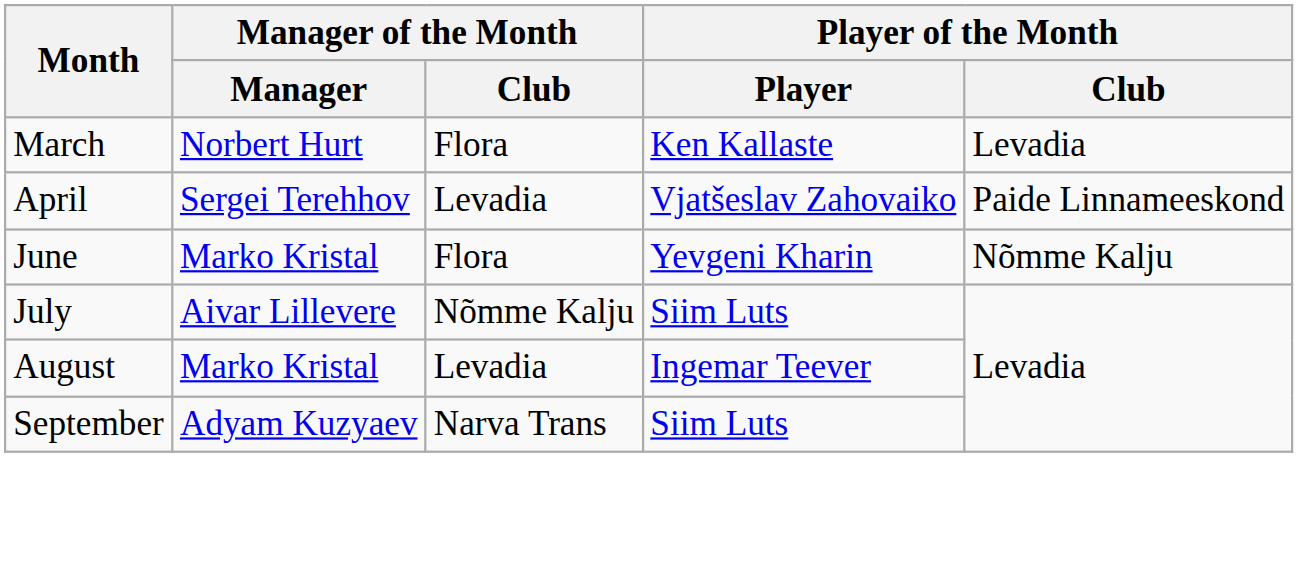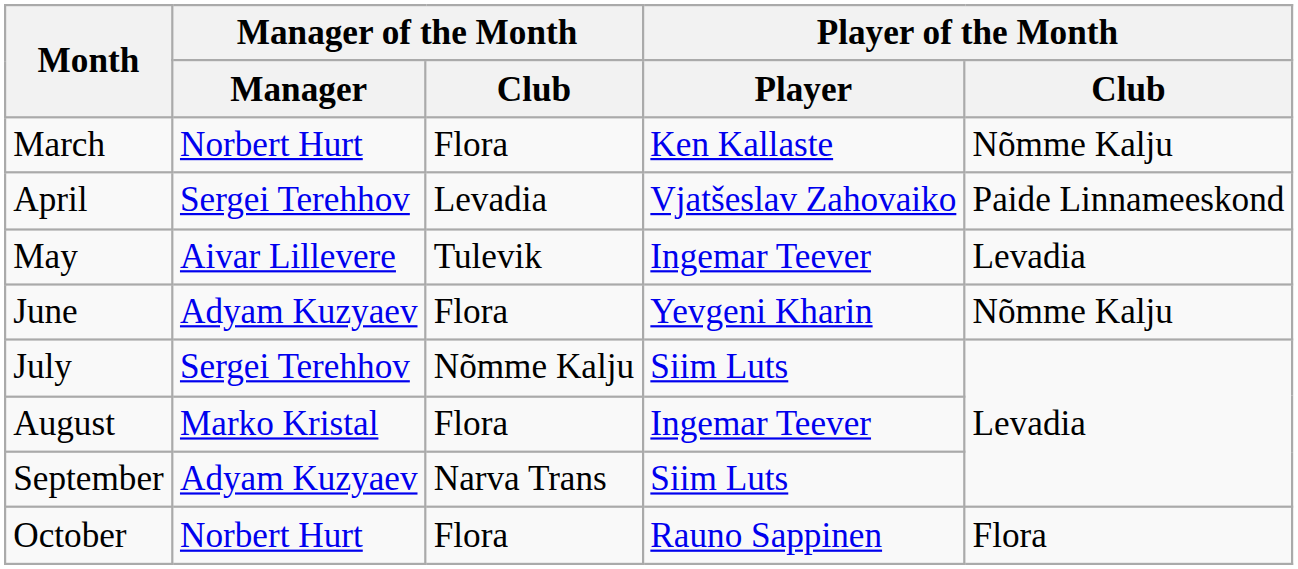(1029, 144) Levadia -> (1073, 144) Nõmme Kalju
+ row: (45, 255)
(279, 255) Marko Kristal -> (299, 311) Adyam Kuzyaev
(288, 311) Aivar Lillevere -> (295, 367) Sergei Terehhov
(490, 367) Levadia -> (471, 423) Flora
+ row: (70, 534)
